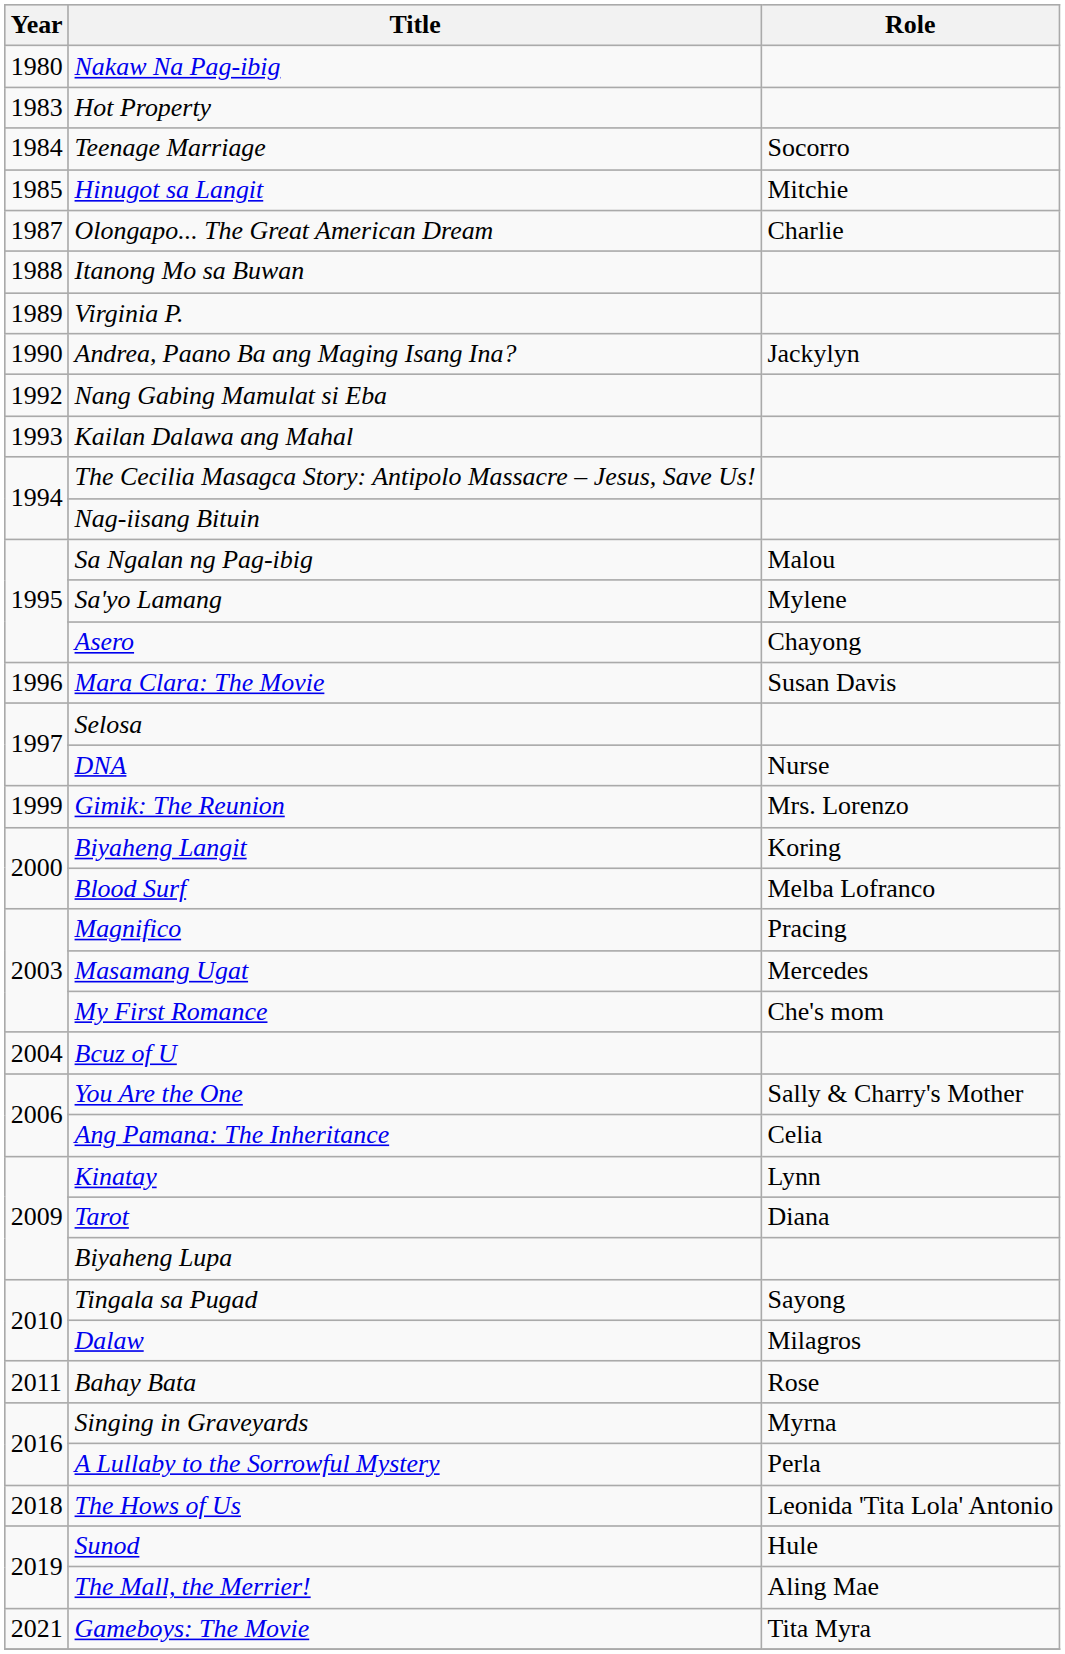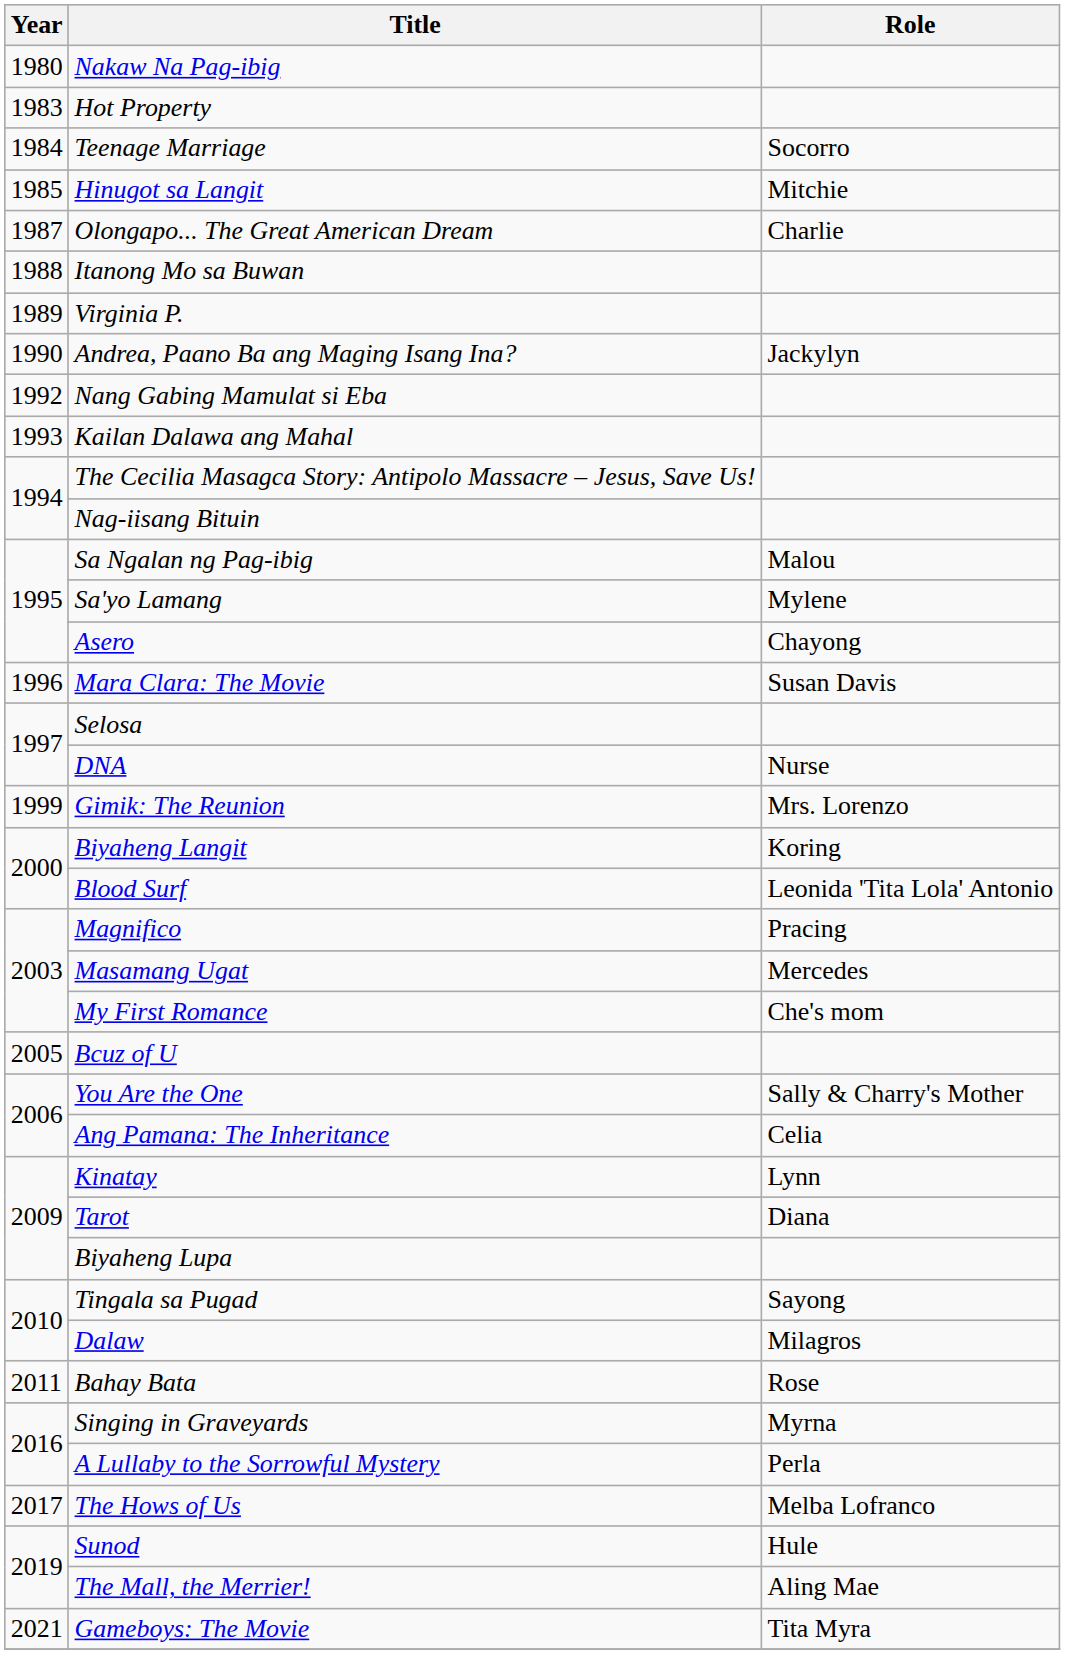(851, 888) Melba Lofranco -> (910, 888) Leonida 'Tita Lola' Antonio
(37, 1052) 2004 -> (37, 1052) 2005
(37, 1504) 2018 -> (37, 1504) 2017
(910, 1504) Leonida 'Tita Lola' Antonio -> (851, 1504) Melba Lofranco
